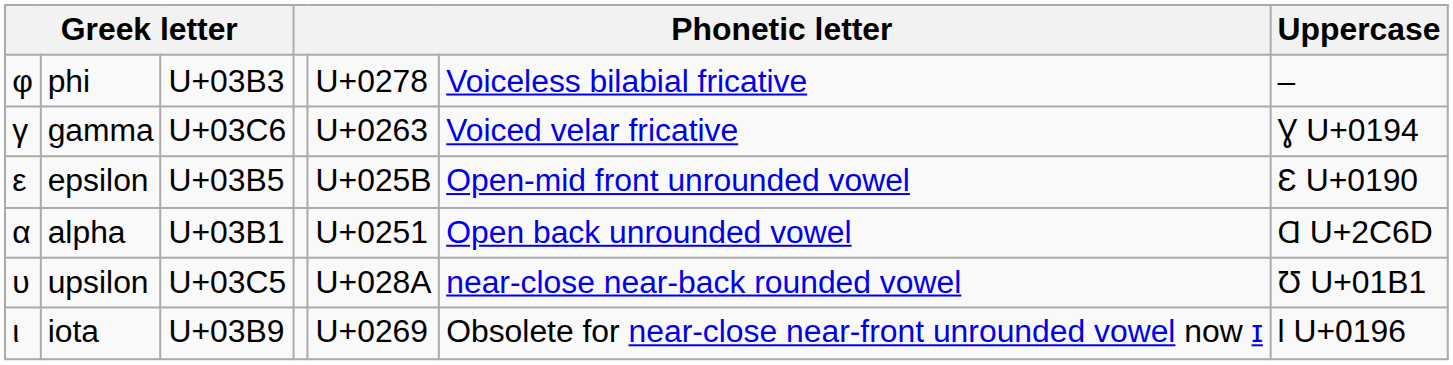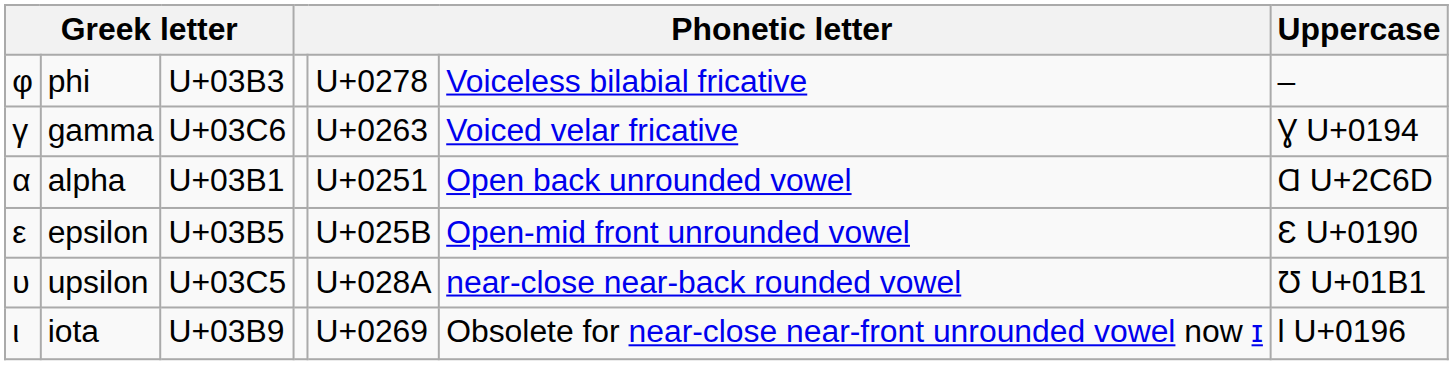rows swapped: (98, 181) <-> (87, 231)
